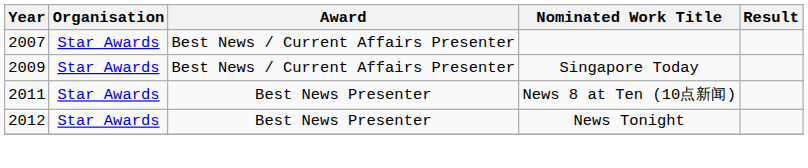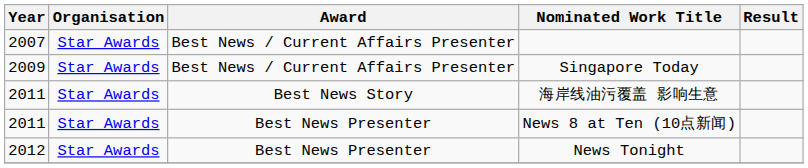+ row: (27, 95)
